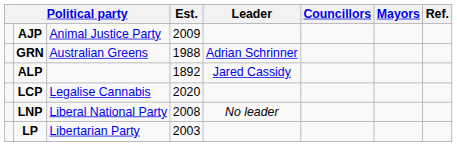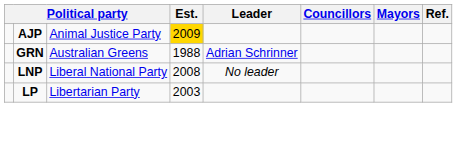(187, 33) no background -> (187, 33) gold background
- row: (30, 72)
- row: (30, 92)
